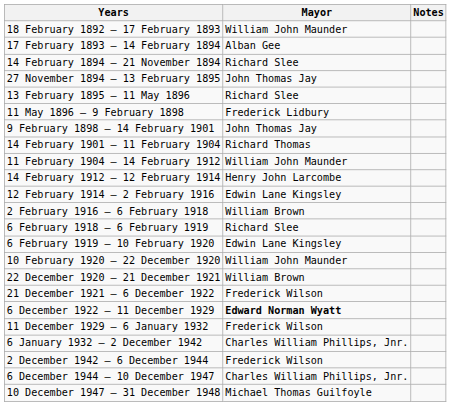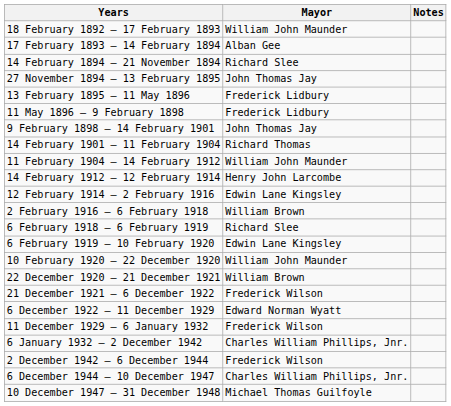(262, 95) Richard Slee -> (277, 95) Frederick Lidbury
(283, 310) bold -> (283, 310) normal
